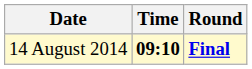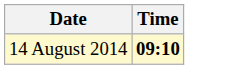- column: (215, 19)
